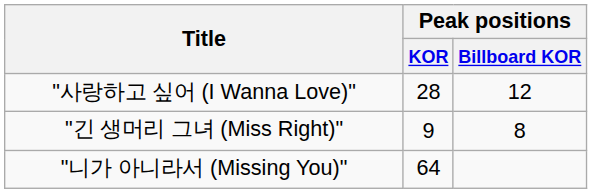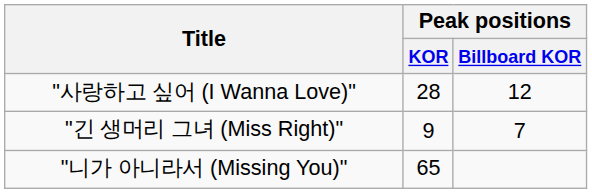(520, 130) 8 -> (520, 130) 7
(428, 168) 64 -> (428, 168) 65
